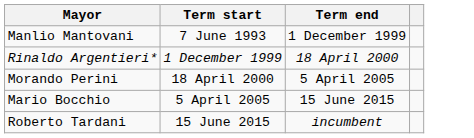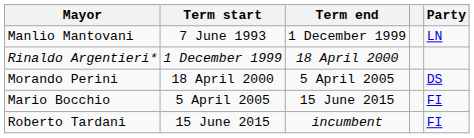+ column: (446, 15)
